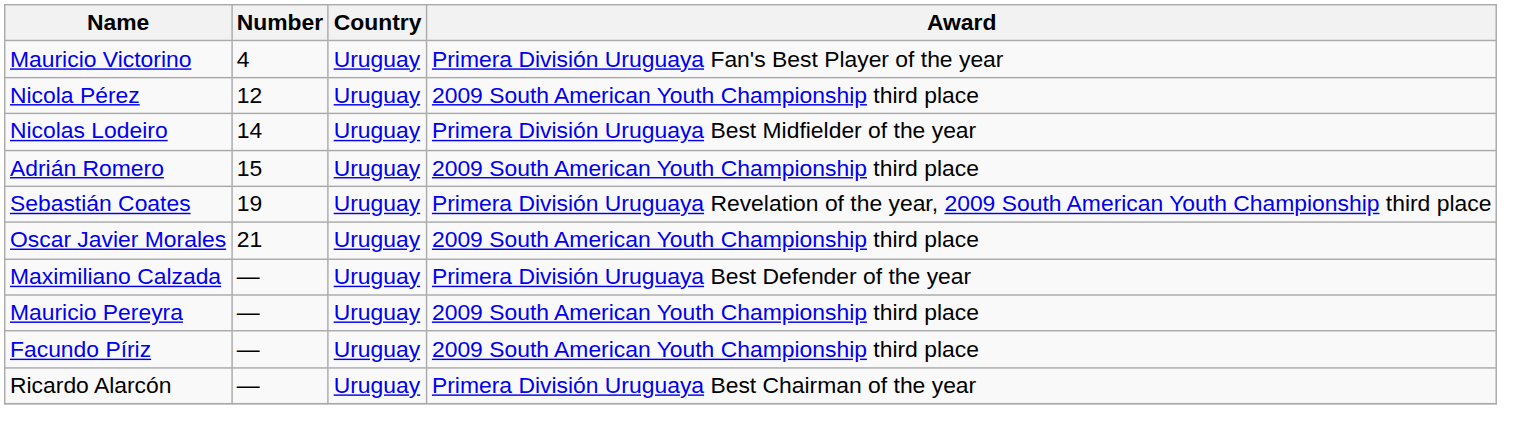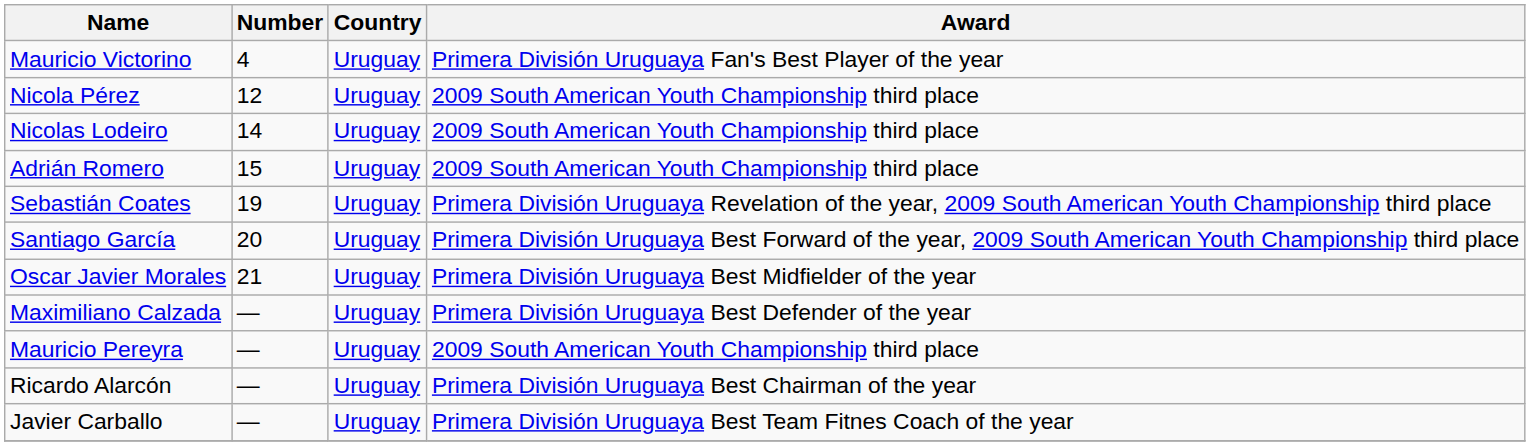(704, 131) Primera División Uruguaya Best Midfielder of the year -> (705, 131) 2009 South American Youth Championship third place
+ row: (93, 240)
(705, 240) 2009 South American Youth Championship third place -> (704, 276) Primera División Uruguaya Best Midfielder of the year
- row: (81, 349)
+ row: (86, 421)
